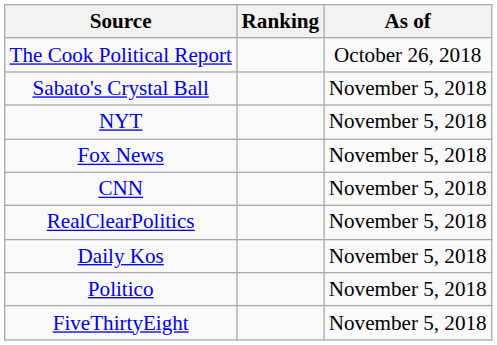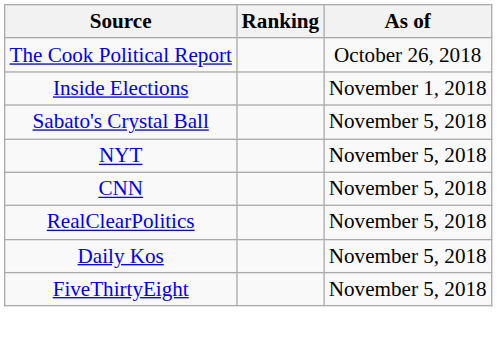+ row: (121, 88)
- row: (121, 155)
- row: (121, 289)
